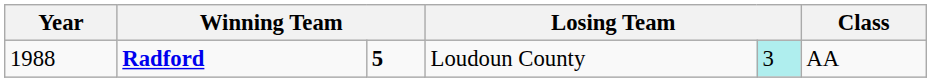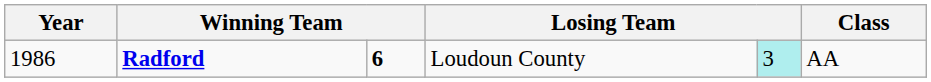(33, 58) 1988 -> (33, 58) 1986
(377, 58) 5 -> (377, 58) 6
